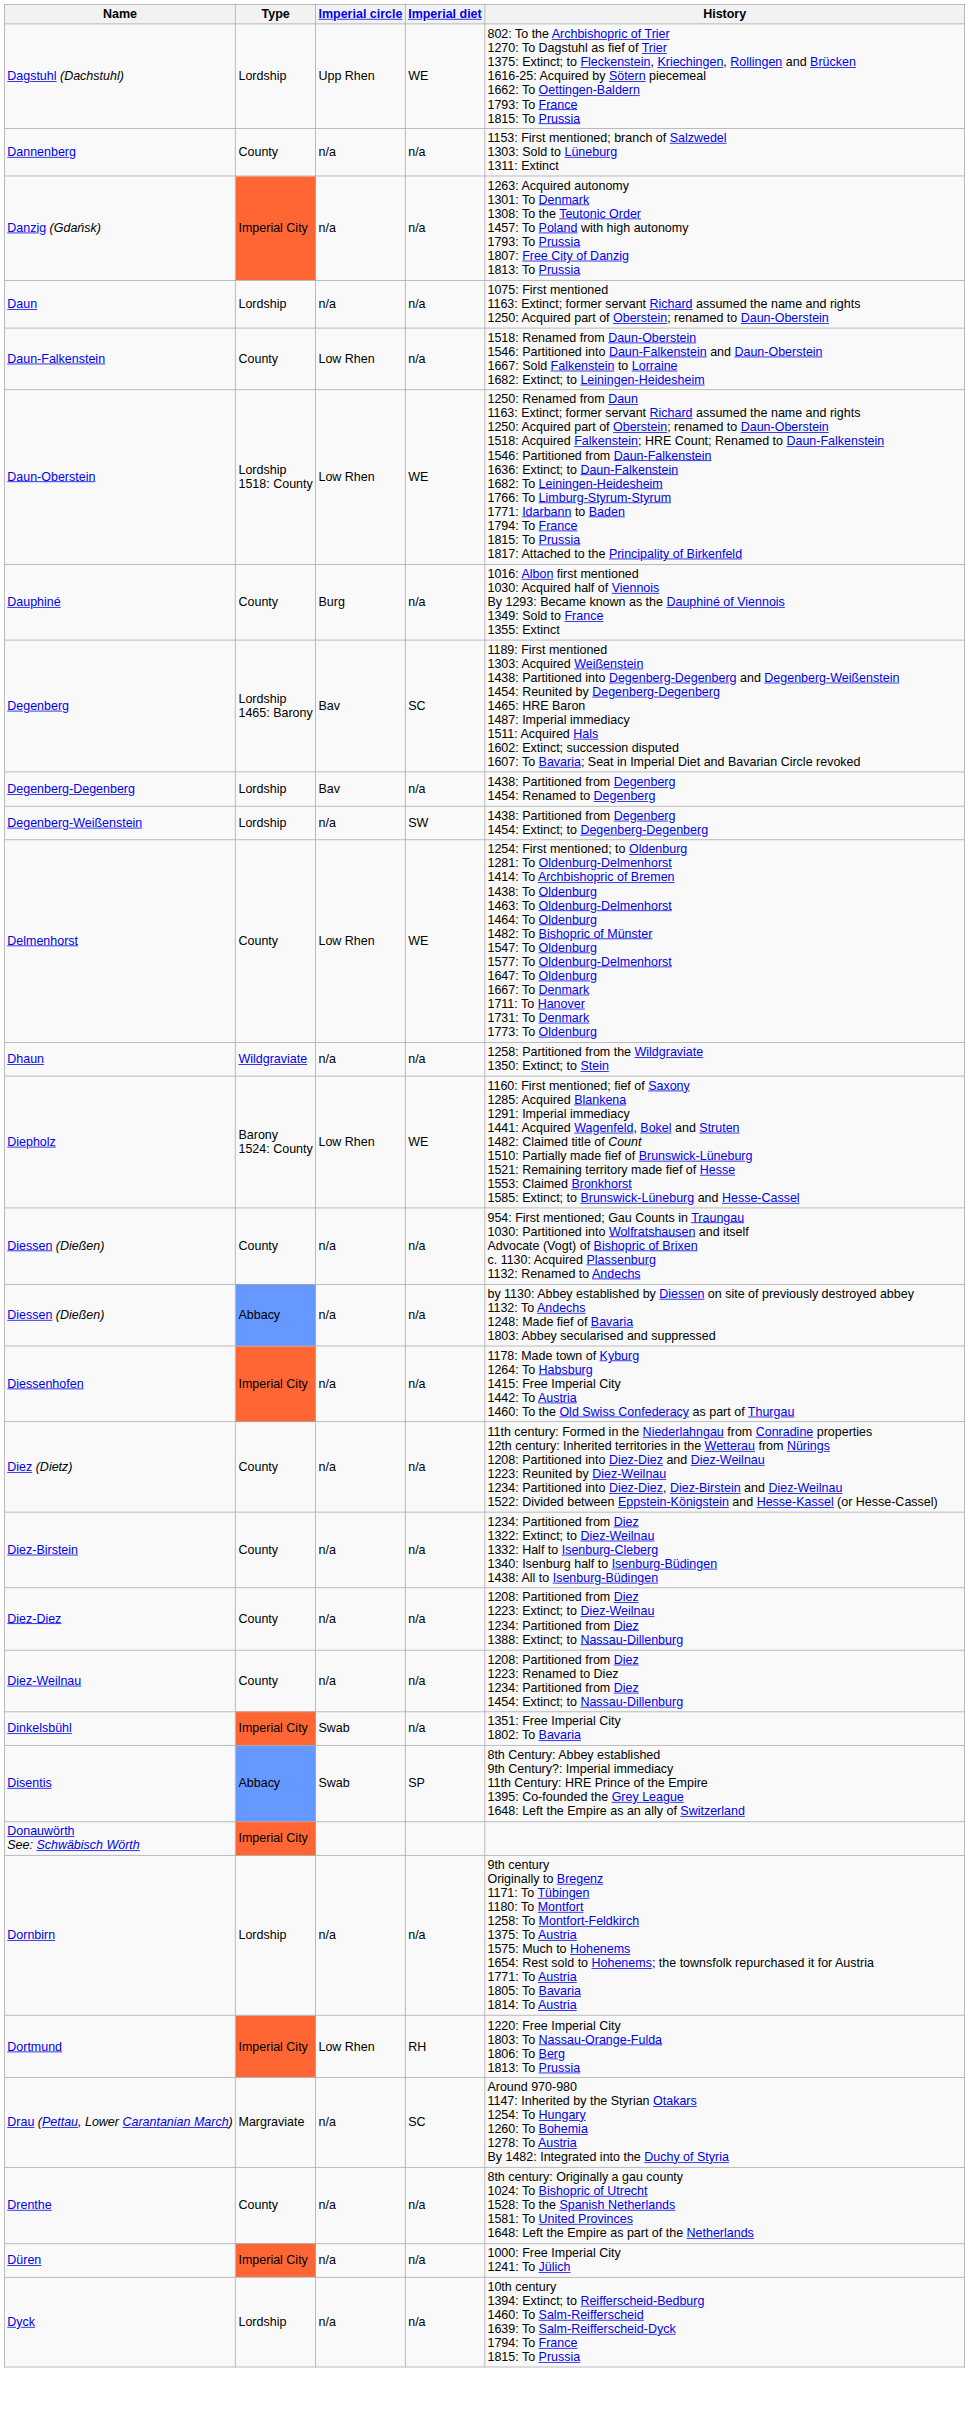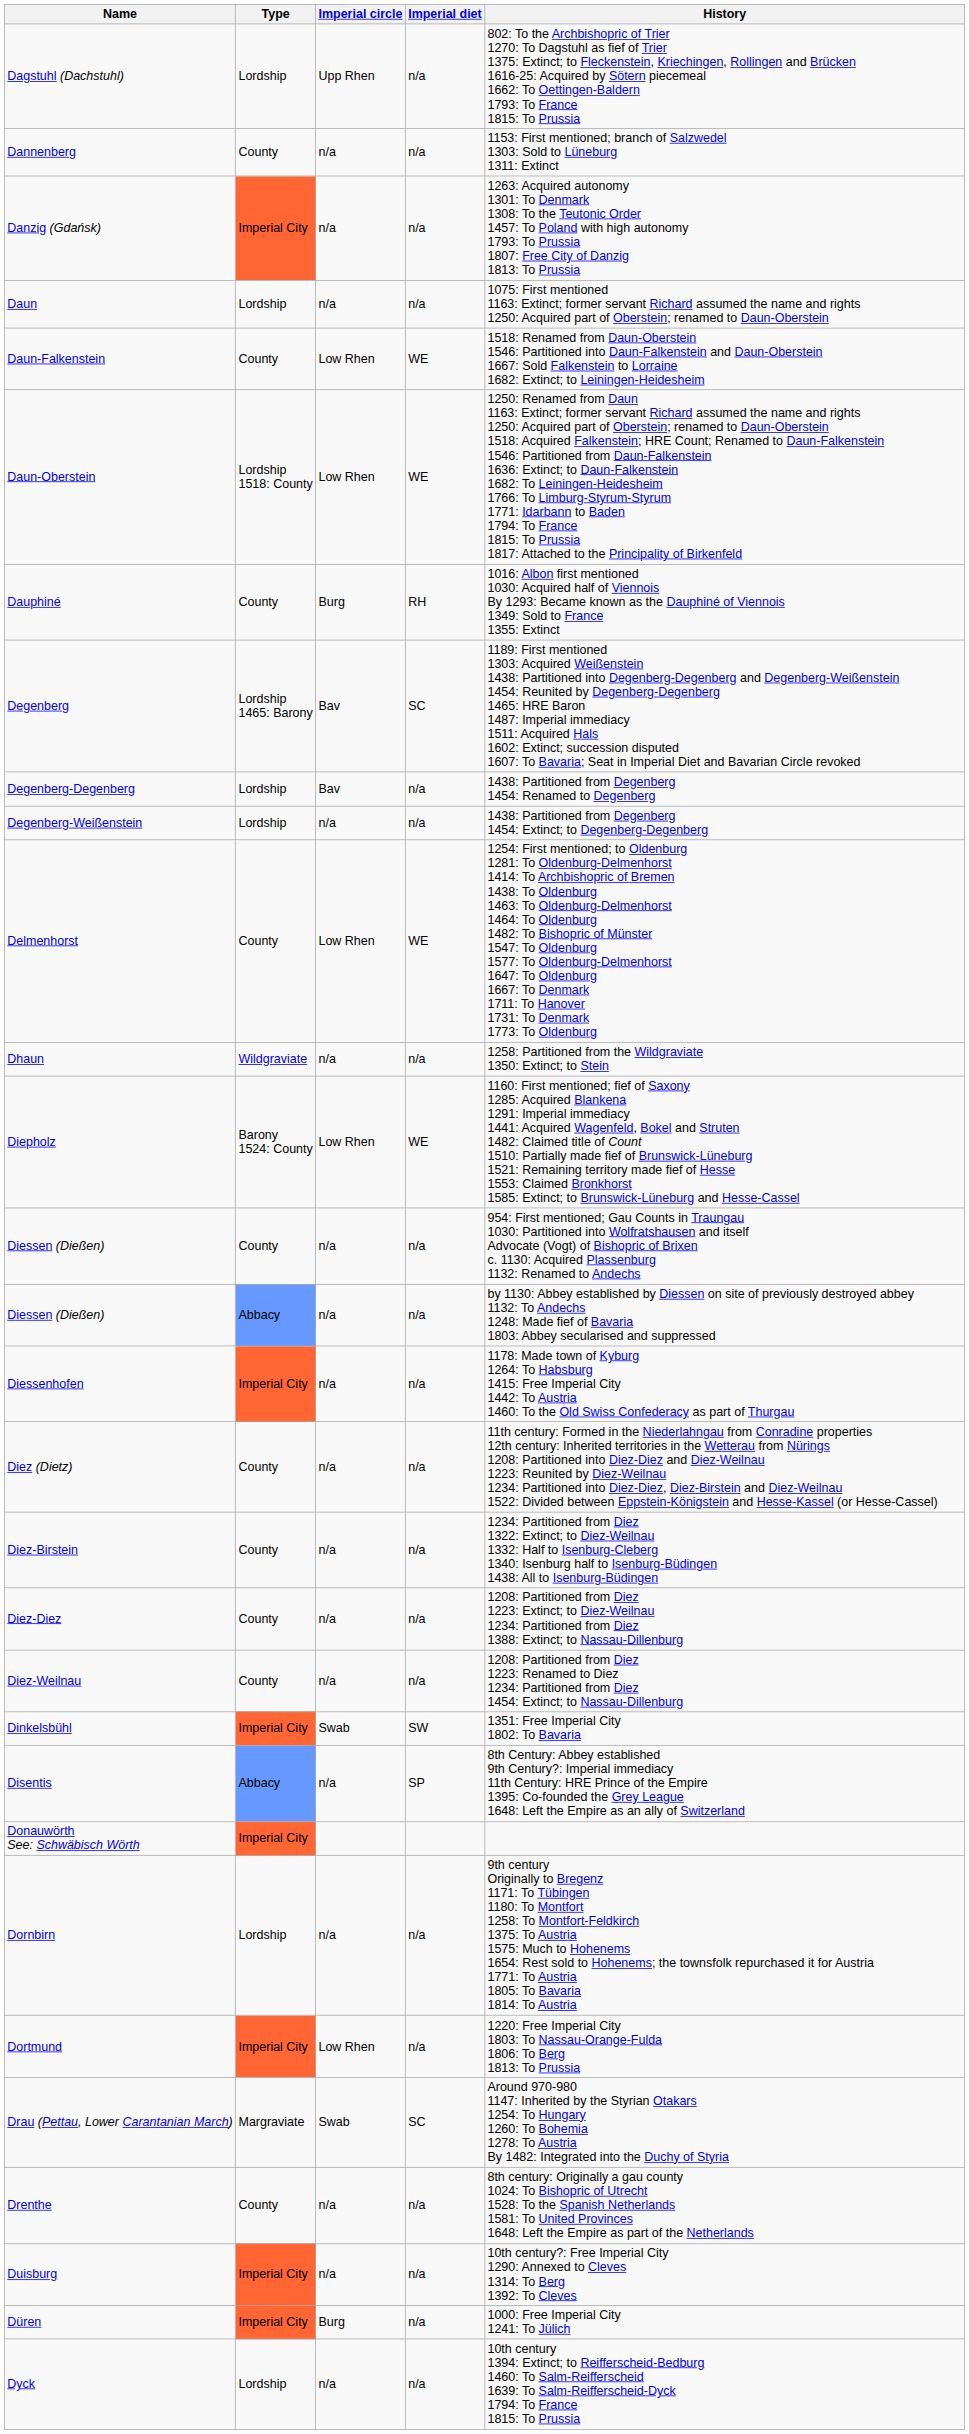(418, 76) WE -> (417, 76) n/a
(417, 359) n/a -> (418, 359) WE
(417, 602) n/a -> (417, 602) RH
(418, 823) SW -> (417, 823) n/a
(417, 1728) n/a -> (418, 1728) SW
(334, 1783) Swab -> (327, 1783) n/a
(417, 2046) RH -> (417, 2046) n/a
(327, 2122) n/a -> (334, 2122) Swab
+ row: (32, 2274)
(327, 2260) n/a -> (332, 2322) Burg
